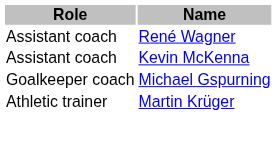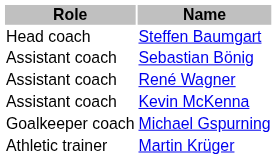+ row: (200, 36)
+ row: (196, 58)
